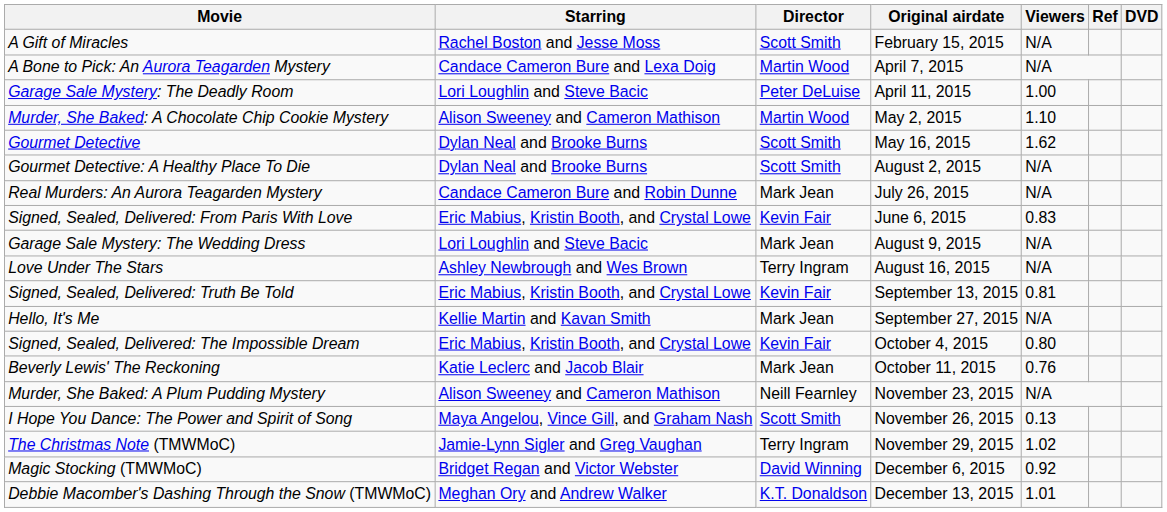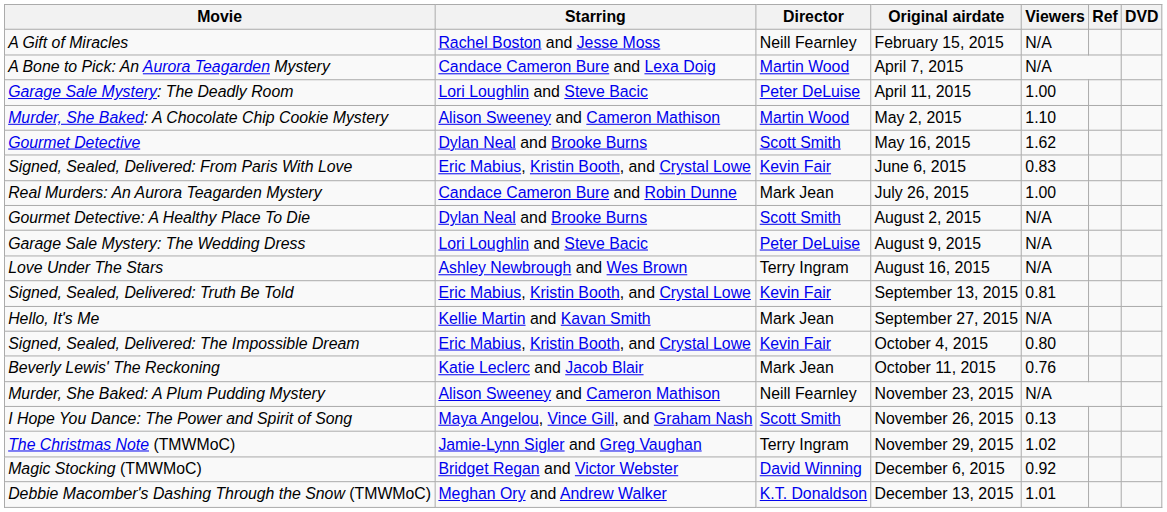(800, 42) Scott Smith -> (808, 42) Neill Fearnley
rows swapped: (180, 218) <-> (159, 167)
(1039, 192) N/A -> (1041, 192) 1.00
(797, 243) Mark Jean -> (810, 243) Peter DeLuise
